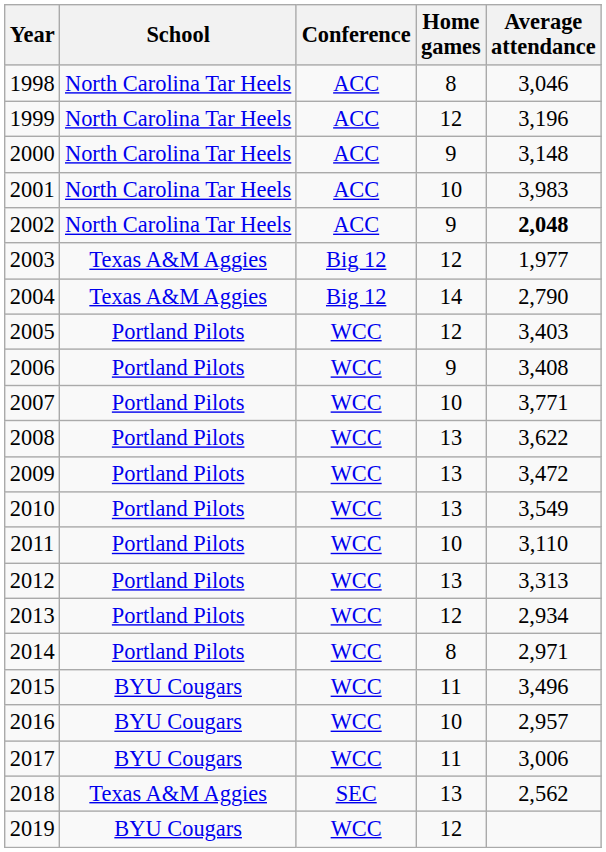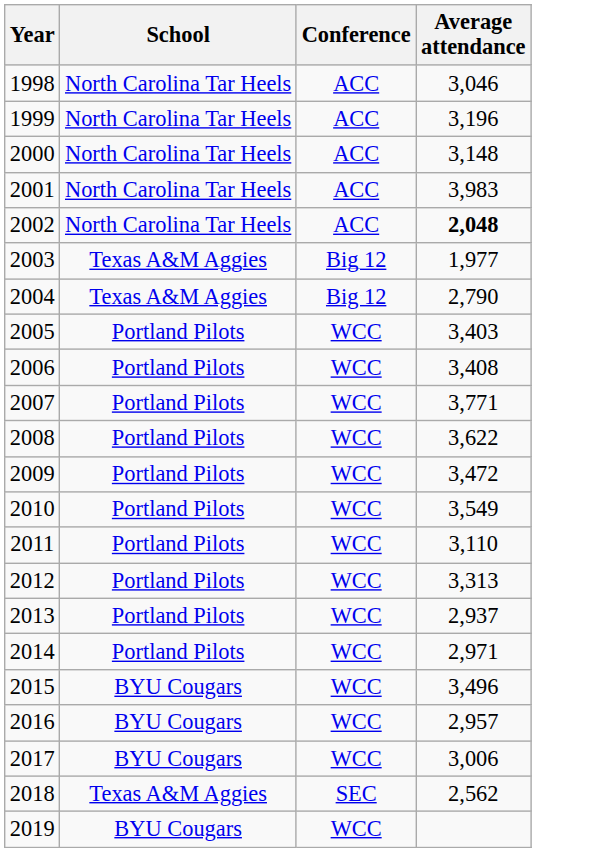- column: (451, 34)
(543, 615) 2,934 -> (473, 615) 2,937
